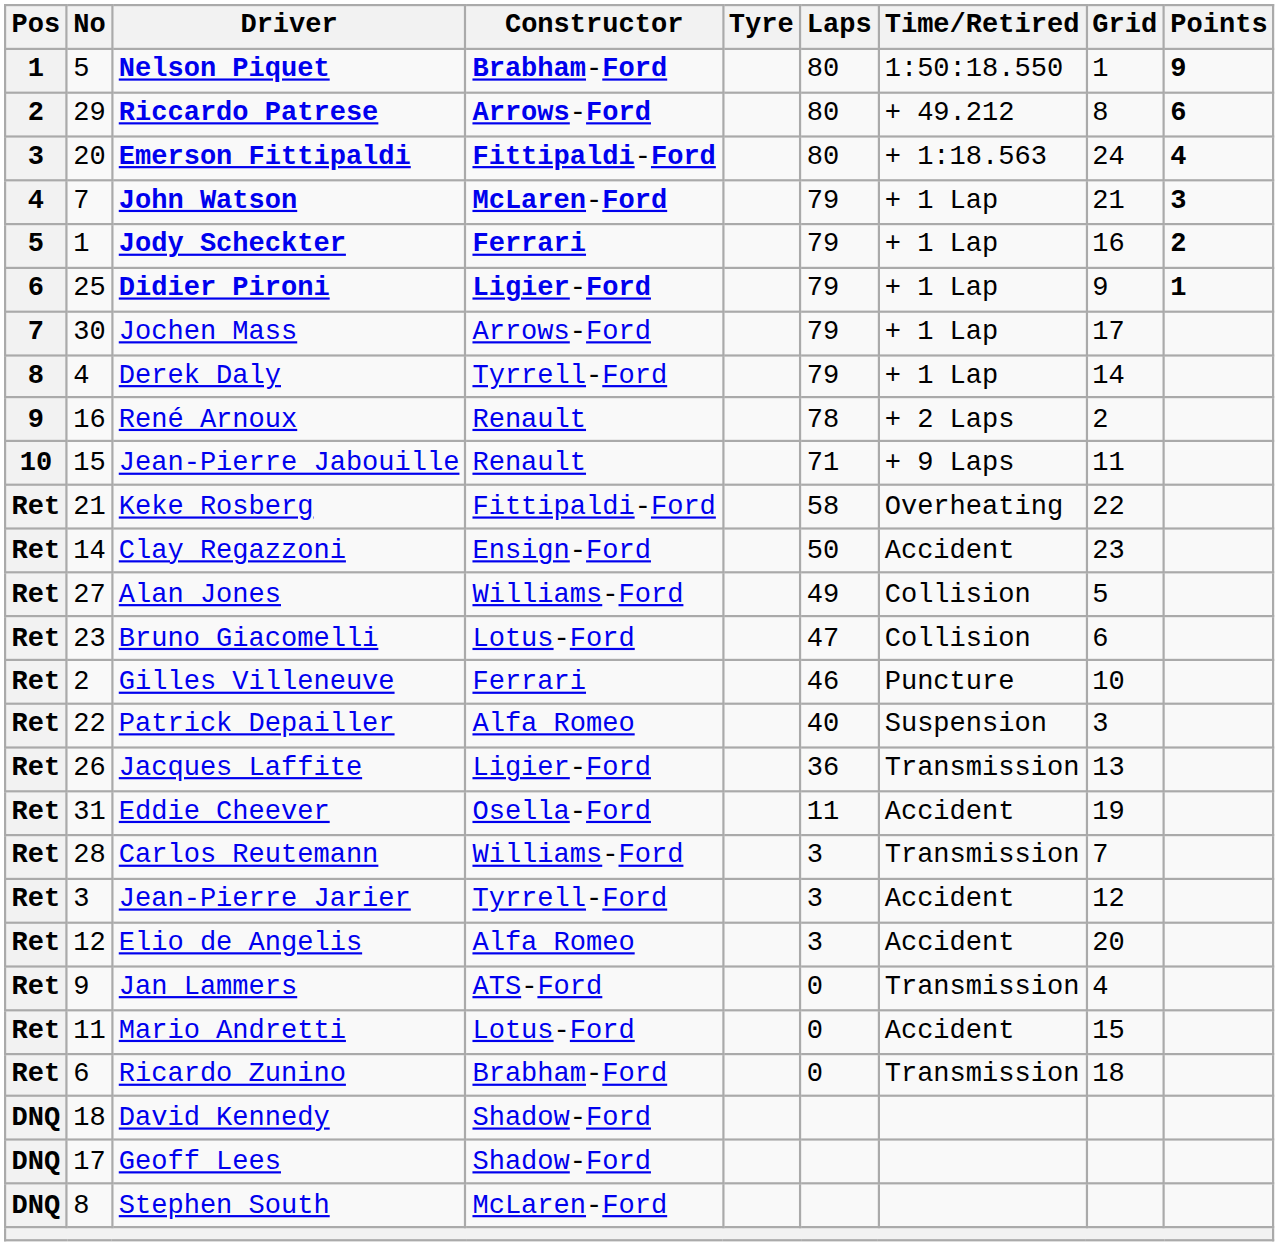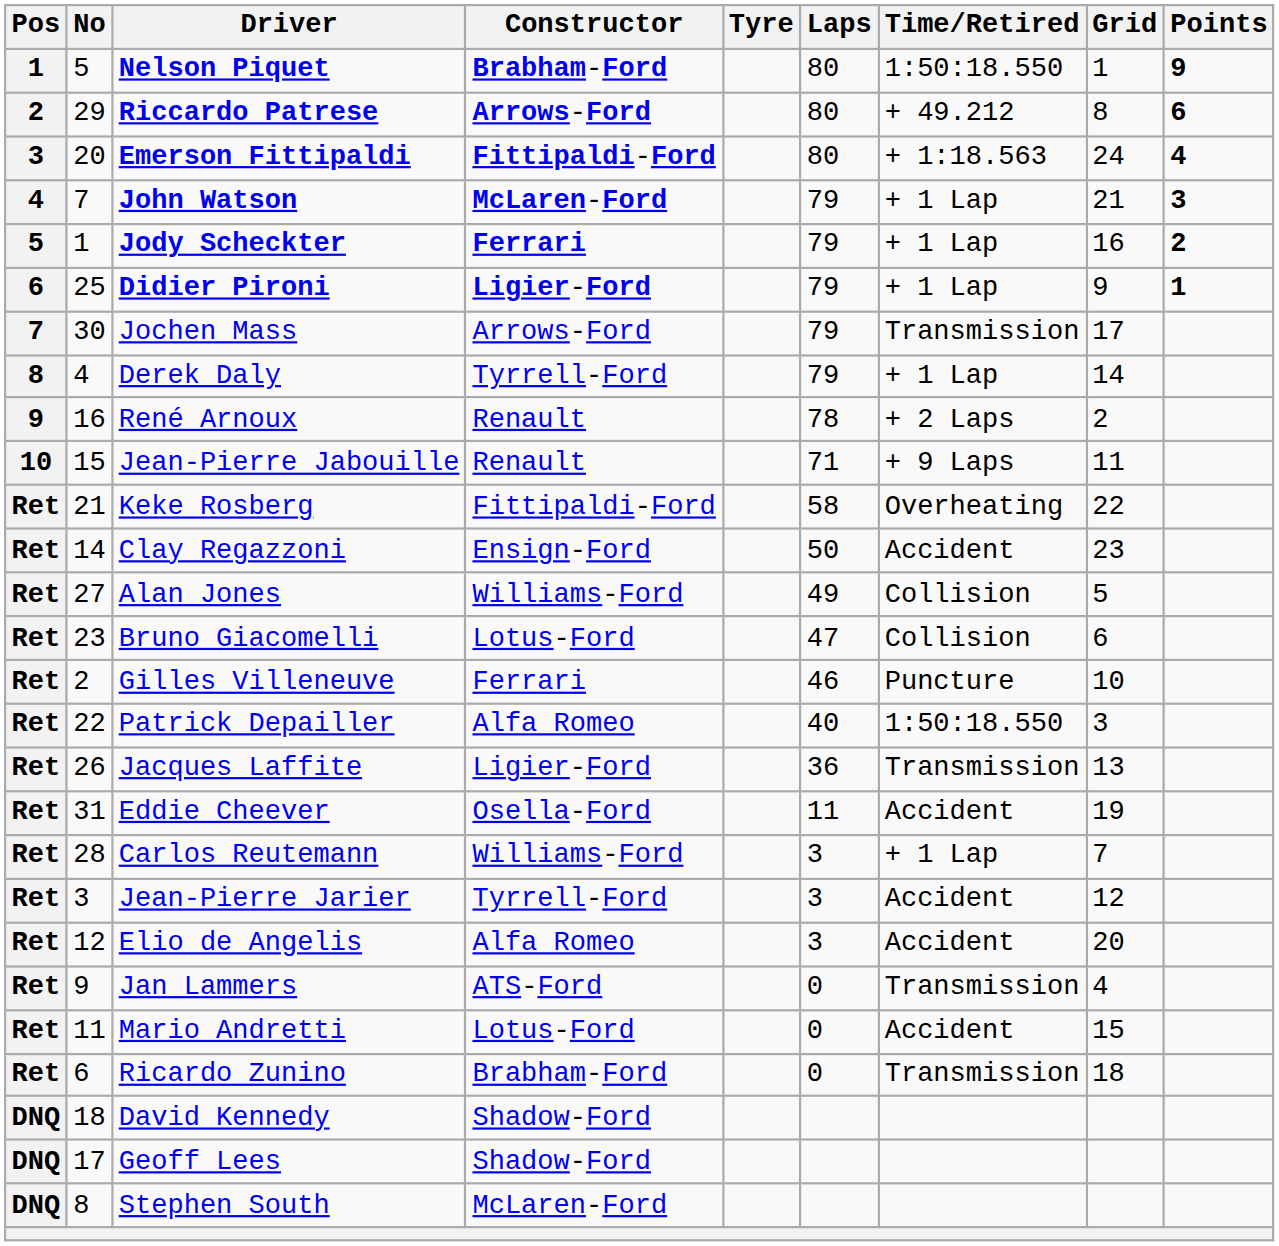(941, 333) + 1 Lap -> (982, 333) Transmission
(966, 726) Suspension -> (974, 726) 1:50:18.550
(982, 857) Transmission -> (941, 857) + 1 Lap
